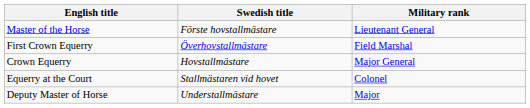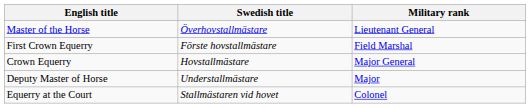(228, 29) Förste hovstallmästare -> (224, 29) Överhovstallmästare
(224, 45) Överhovstallmästare -> (228, 45) Förste hovstallmästare
rows swapped: (49, 78) <-> (57, 95)
